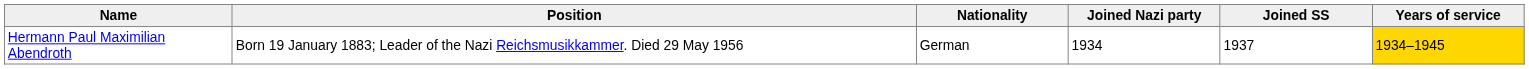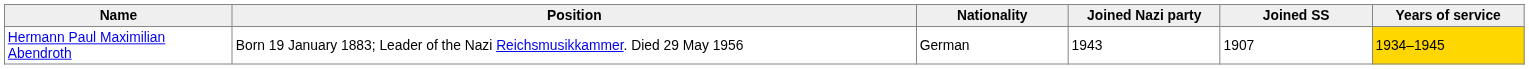(1087, 45) 1934 -> (1087, 45) 1943
(1239, 45) 1937 -> (1239, 45) 1907
